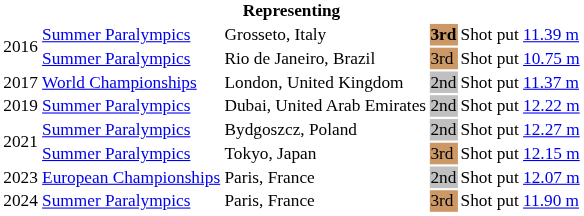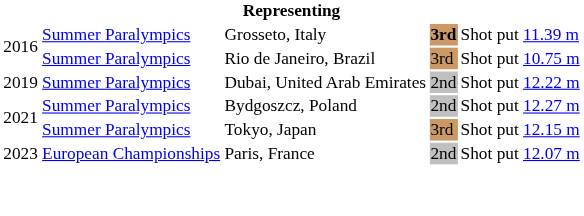- row: (21, 82)
- row: (21, 201)
